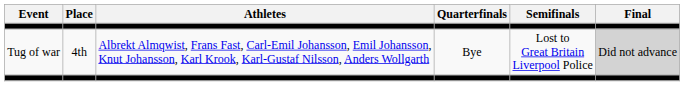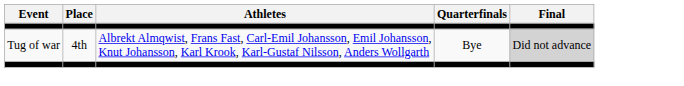- column: (553, 14)
